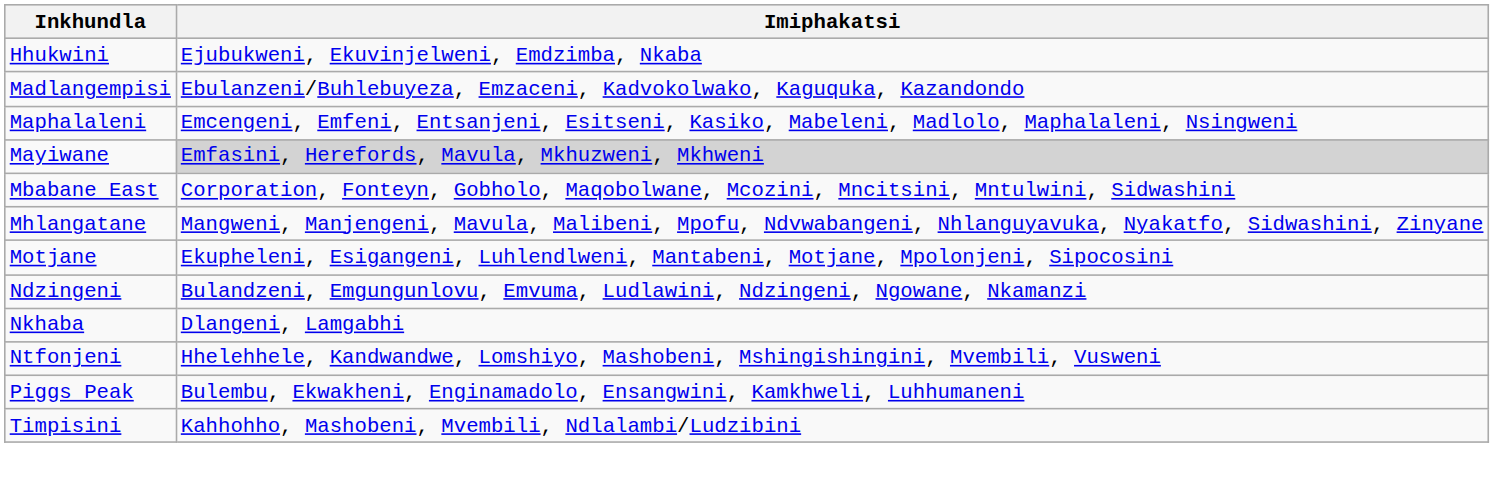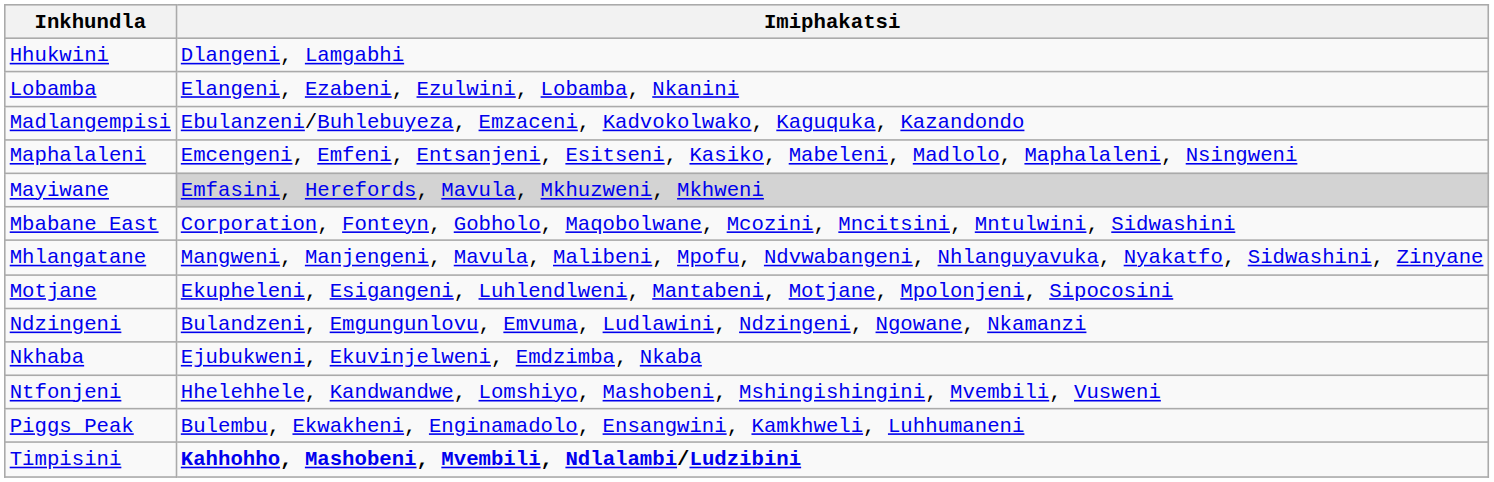(441, 55) Ejubukweni, Ekuvinjelweni, Emdzimba, Nkaba -> (292, 55) Dlangeni, Lamgabhi
+ row: (53, 89)
(292, 325) Dlangeni, Lamgabhi -> (441, 359) Ejubukweni, Ekuvinjelweni, Emdzimba, Nkaba
(491, 426) normal -> (491, 460) bold
